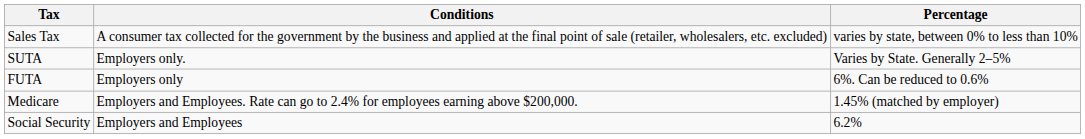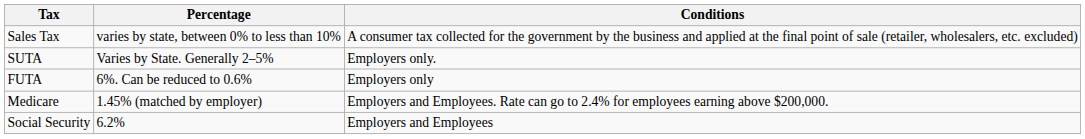columns swapped: (956, 15) <-> (462, 15)
